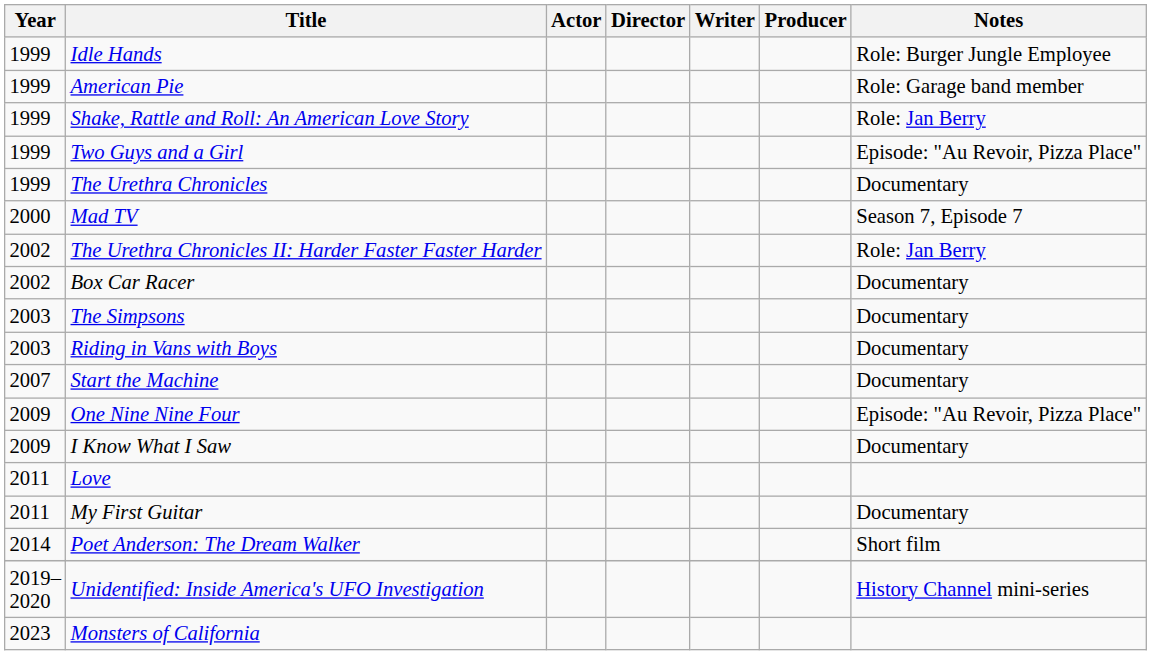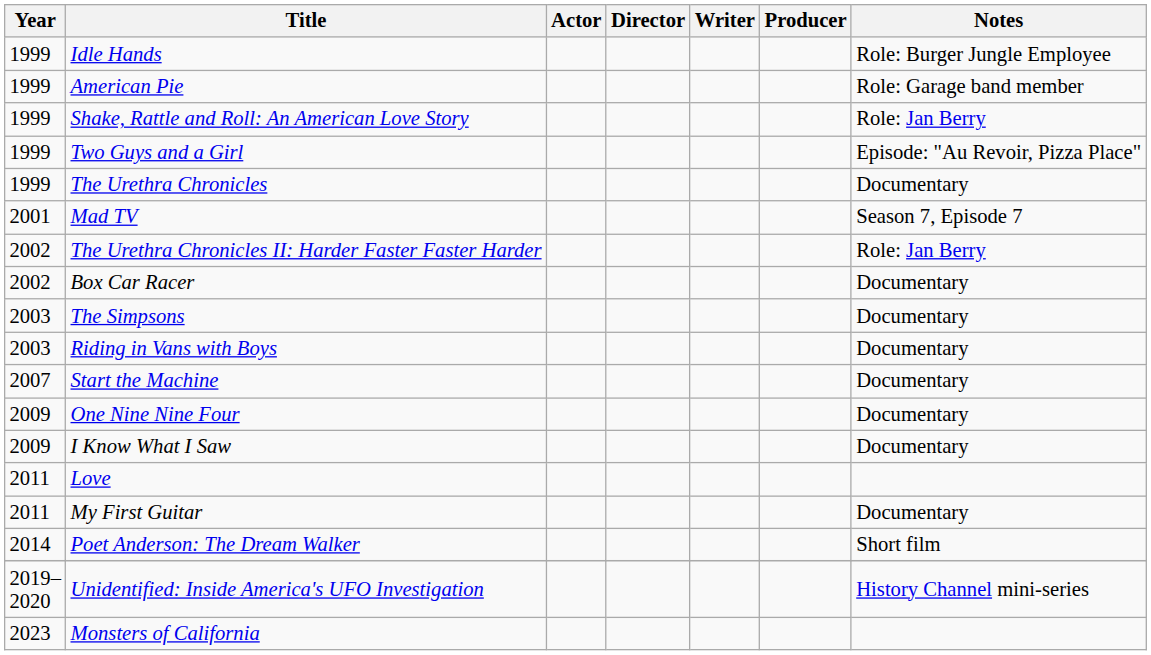(30, 217) 2000 -> (30, 217) 2001
(999, 413) Episode: "Au Revoir, Pizza Place" -> (912, 413) Documentary
